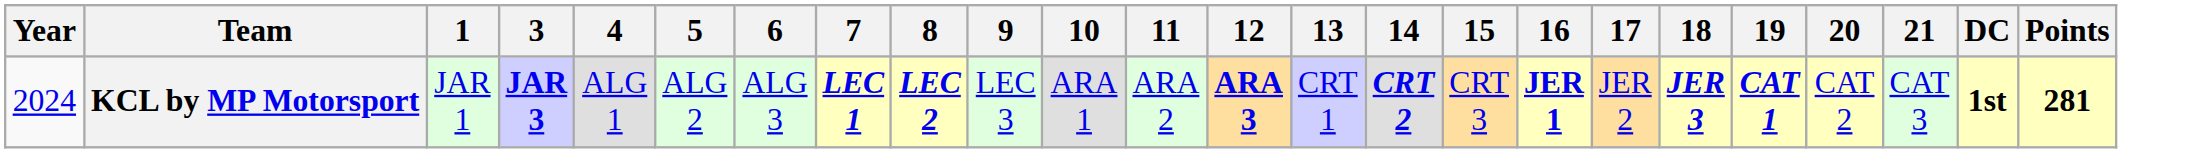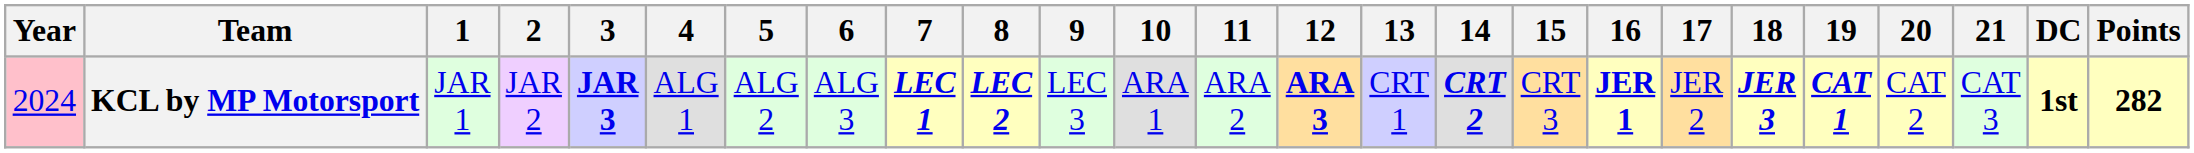+ column: (534, 30)
(44, 101) no background -> (44, 101) pink background
(2067, 101) 281 -> (2139, 101) 282
